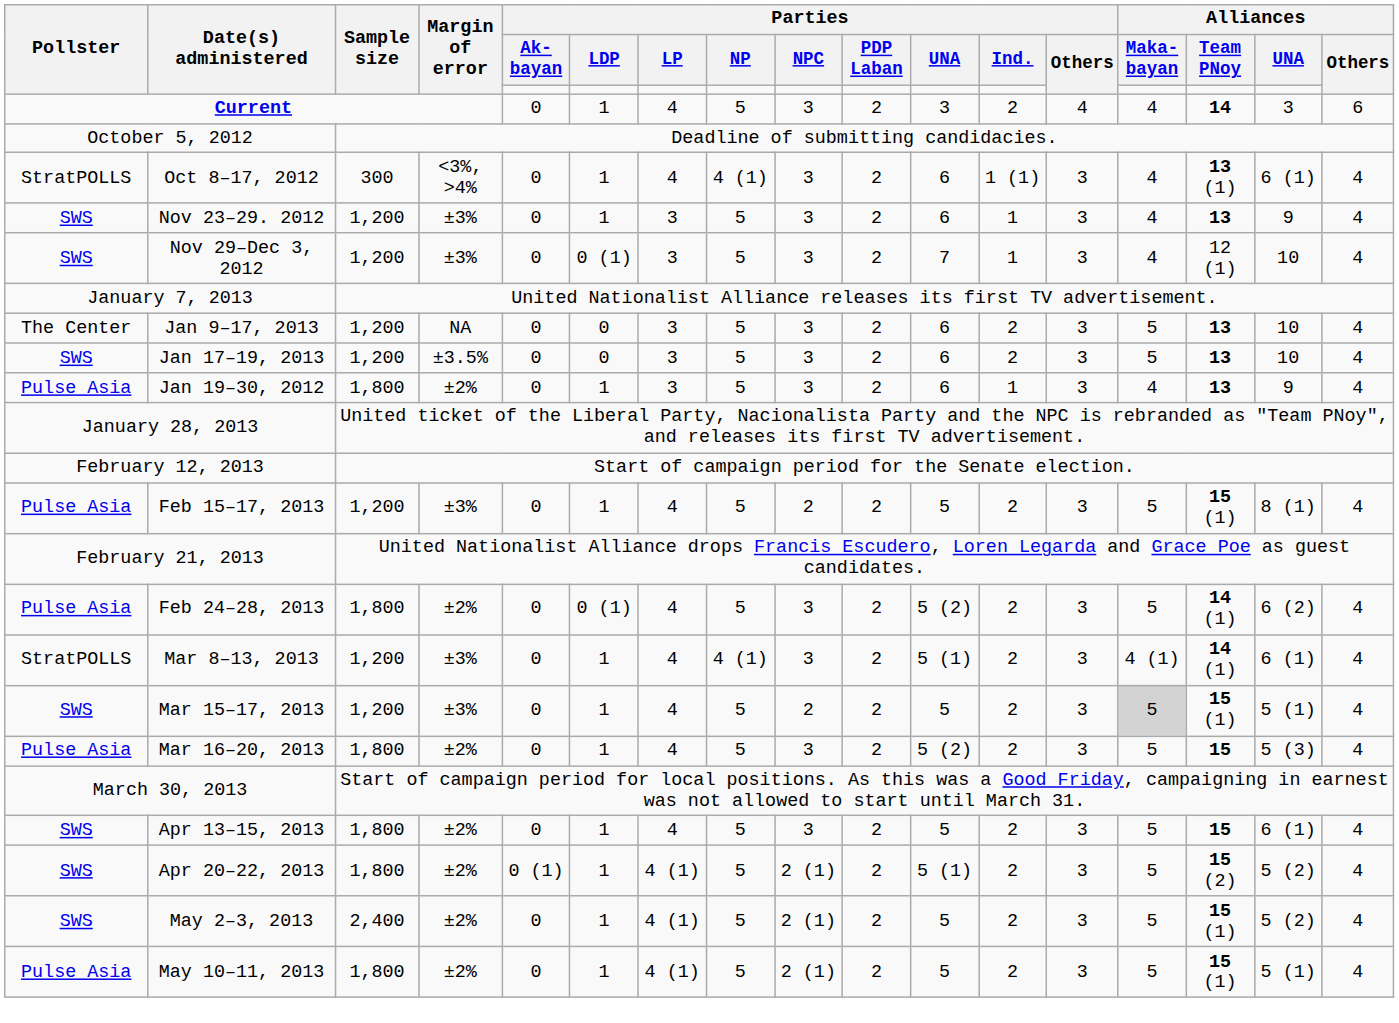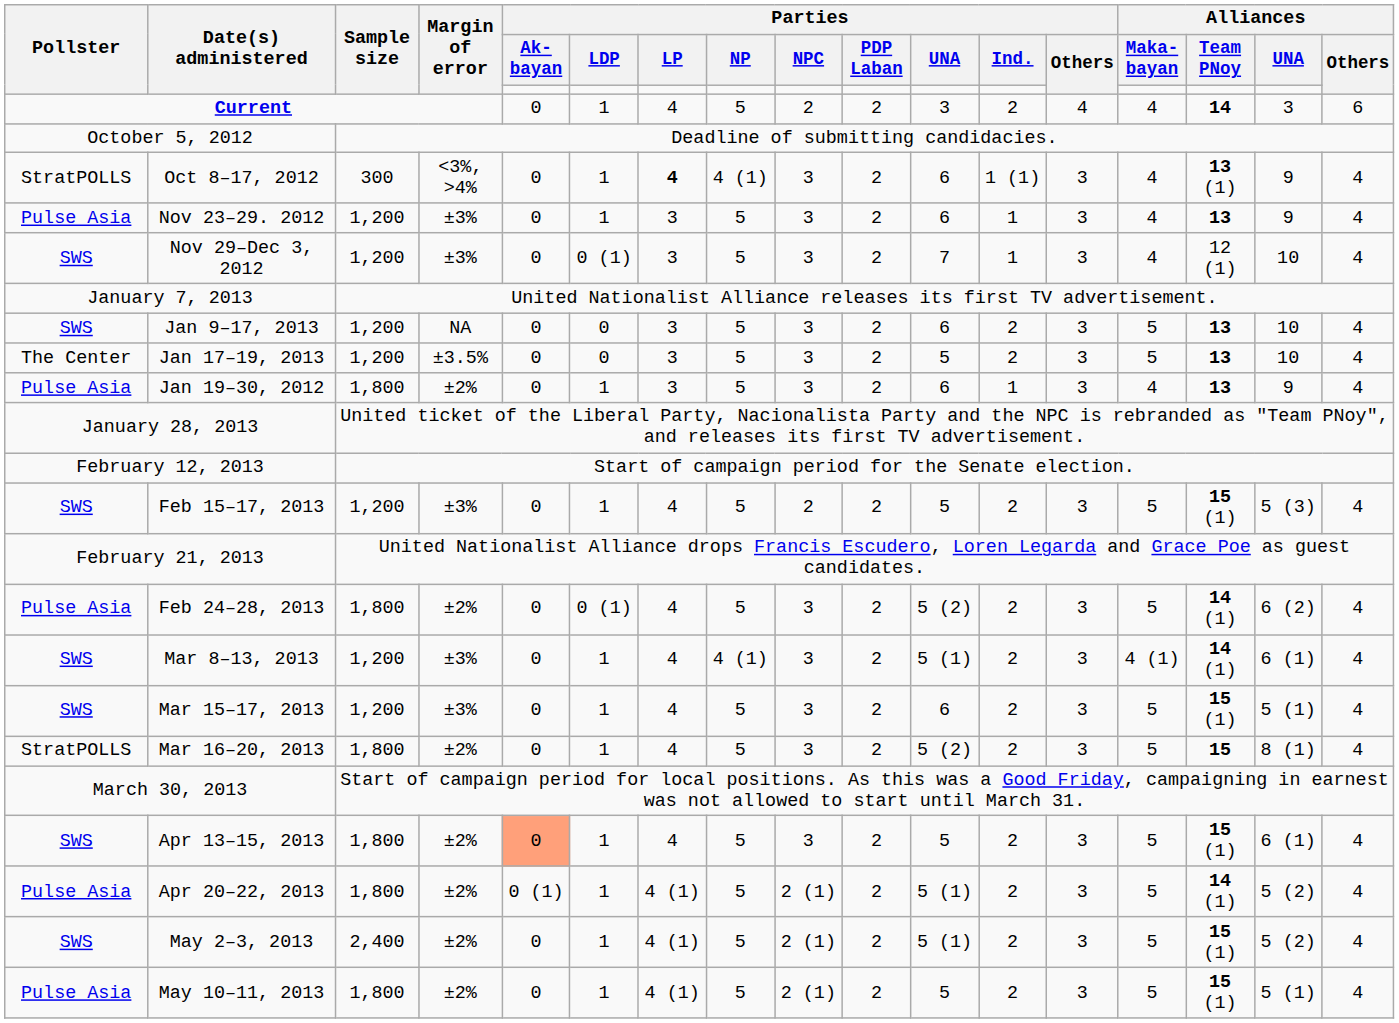(808, 109) 3 -> (808, 109) 2
(672, 179) normal -> (672, 179) bold
(1288, 179) 6 (1) -> (1288, 179) 9
(76, 219) SWS -> (76, 219) Pulse Asia
(76, 329) The Center -> (76, 329) SWS
(76, 358) SWS -> (76, 358) The Center
(945, 358) 6 -> (945, 358) 5
(76, 508) Pulse Asia -> (76, 508) SWS
(1288, 508) 8 (1) -> (1288, 508) 5 (3)
(76, 660) StratPOLLS -> (76, 660) SWS
(808, 711) 2 -> (808, 711) 3
(945, 711) 5 -> (945, 711) 6
(1152, 711) lightgrey background -> (1152, 711) no background
(76, 751) Pulse Asia -> (76, 751) StratPOLLS
(1288, 751) 5 (3) -> (1288, 751) 8 (1)
(536, 831) no background -> (536, 842) lightsalmon background
(1220, 831) 15 -> (1220, 842) 15 (1)
(76, 871) SWS -> (76, 892) Pulse Asia
(1220, 871) 15 (2) -> (1220, 892) 14 (1)
(945, 922) 5 -> (945, 943) 5 (1)
